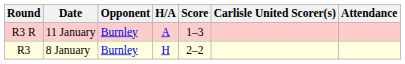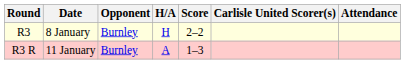rows swapped: (24, 50) <-> (24, 31)
